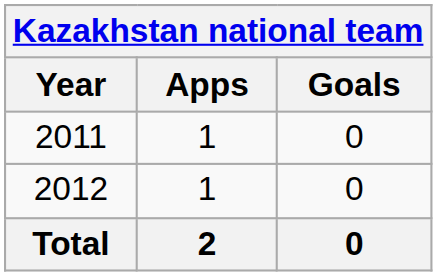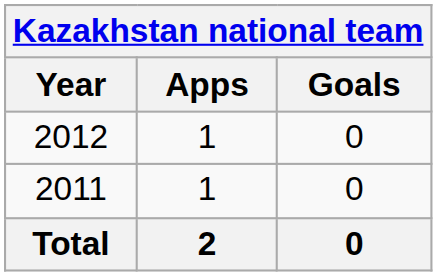rows swapped: (71, 137) <-> (71, 190)
